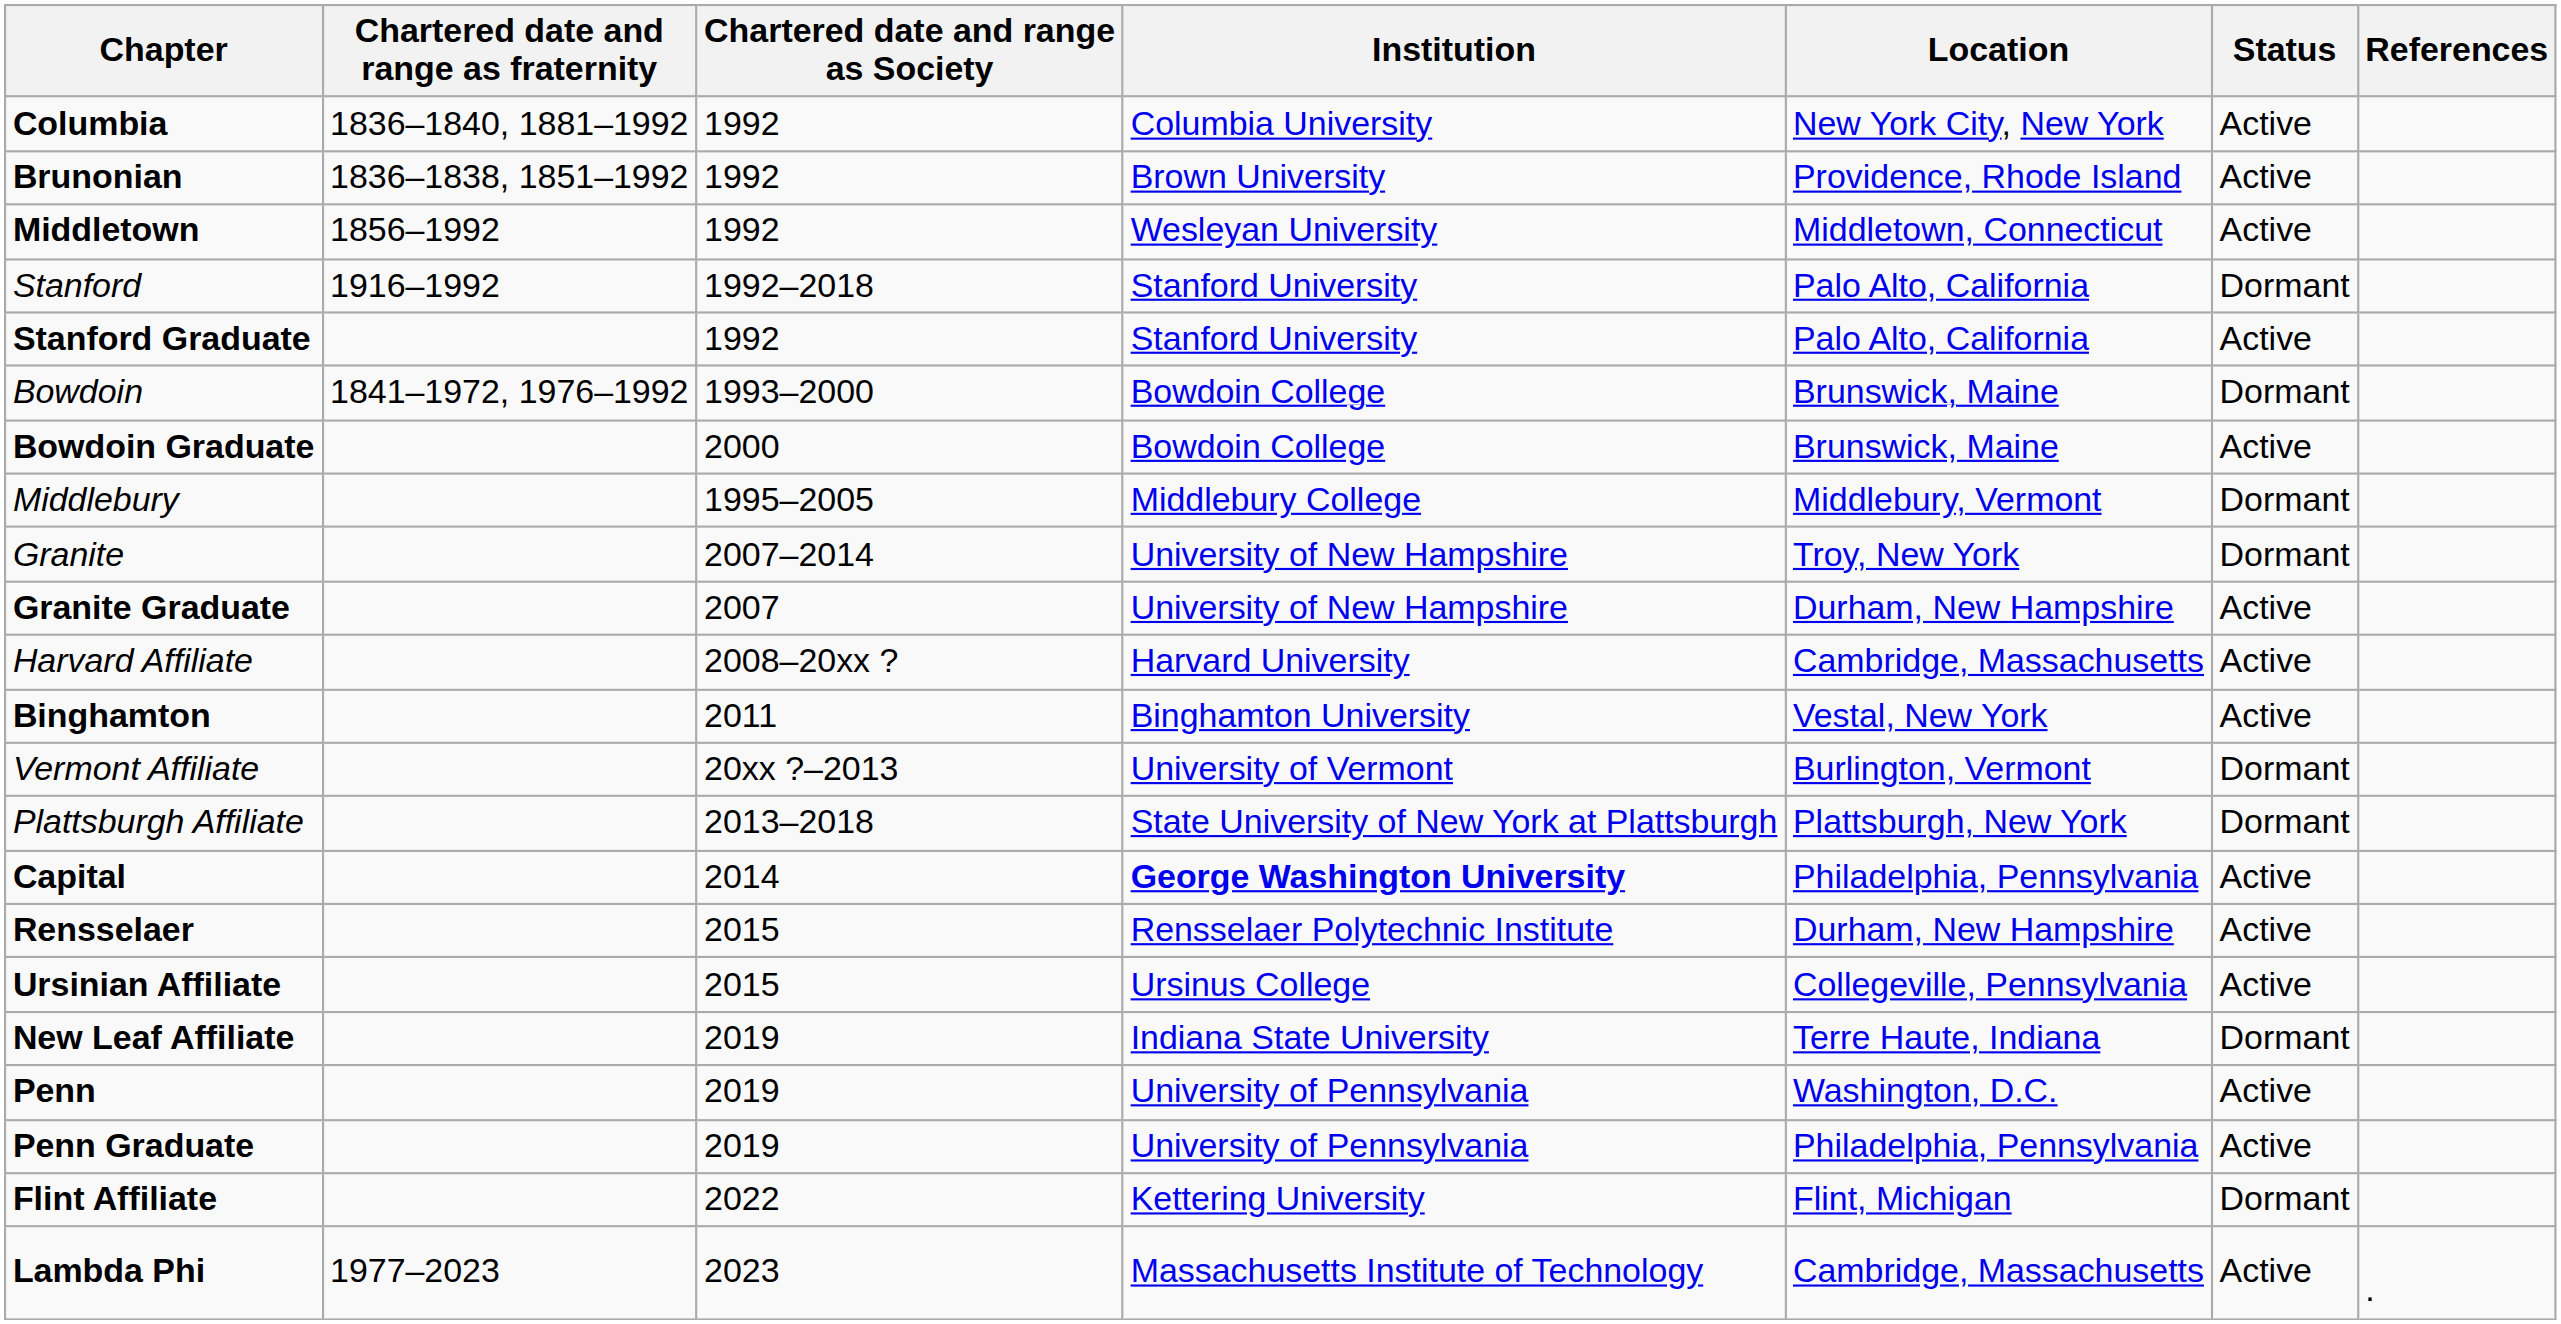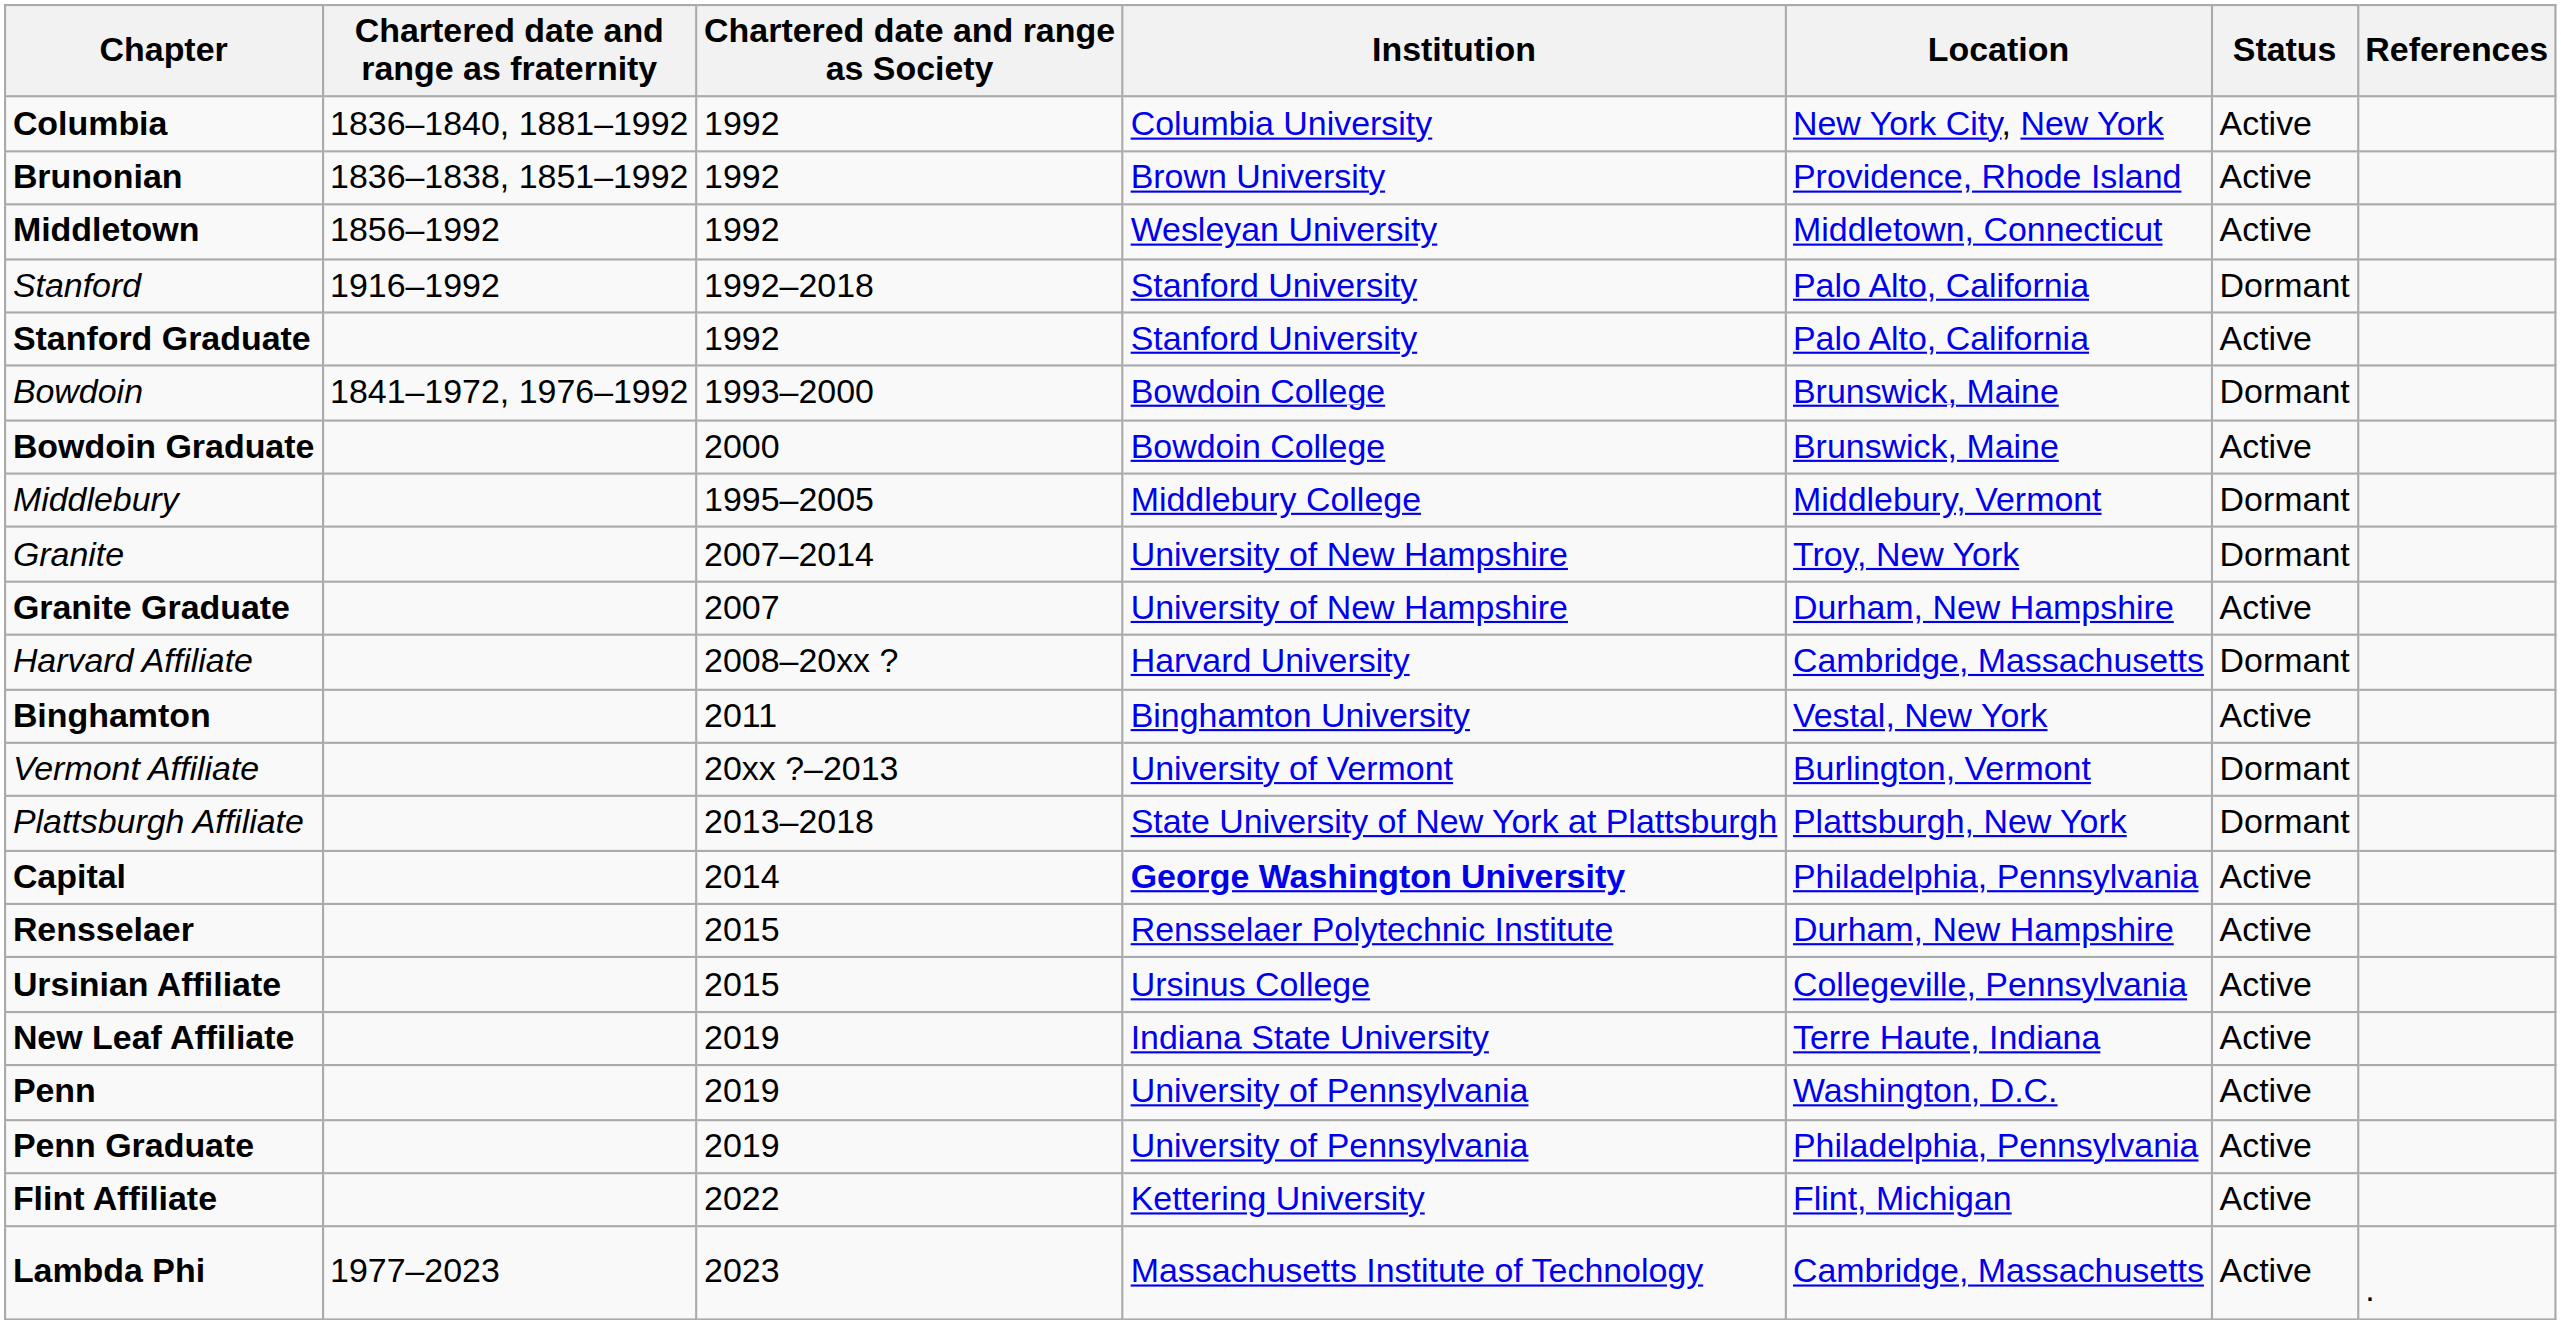(2266, 661) Active -> (2285, 661) Dormant
(2285, 1037) Dormant -> (2266, 1037) Active
(2285, 1199) Dormant -> (2266, 1199) Active
